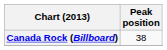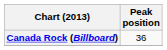(141, 38) 38 -> (141, 38) 36
